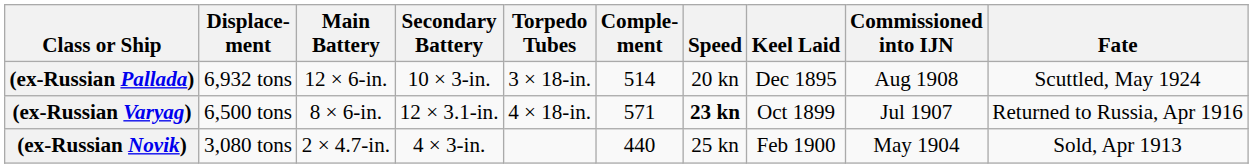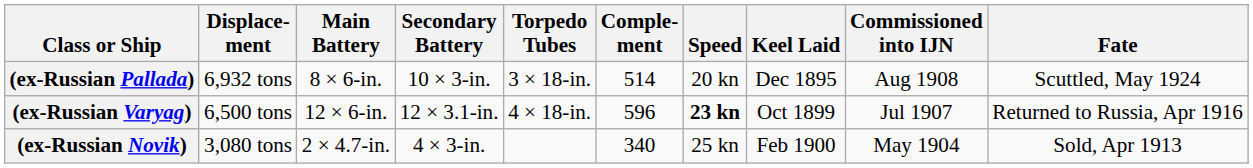(346, 78) 12 × 6-in. -> (346, 78) 8 × 6-in.
(346, 111) 8 × 6-in. -> (346, 111) 12 × 6-in.
(640, 111) 571 -> (640, 111) 596
(640, 145) 440 -> (640, 145) 340
